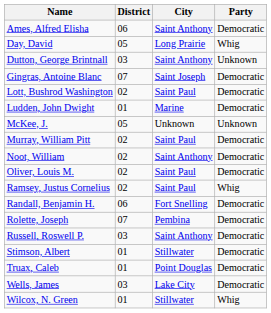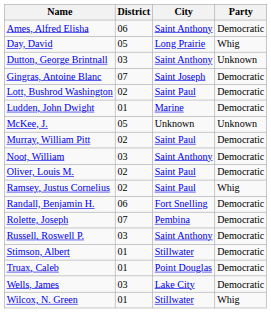(123, 156) 02 -> (123, 156) 03
